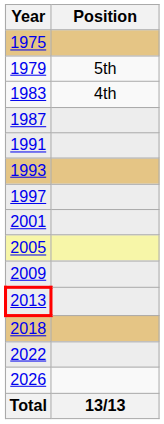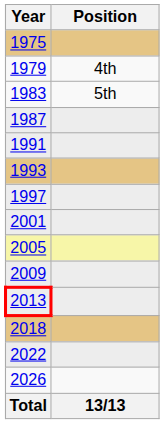(105, 68) 5th -> (105, 68) 4th
(105, 94) 4th -> (105, 94) 5th
